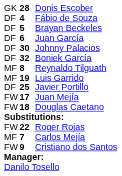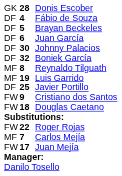rows swapped: (57, 97) <-> (76, 147)
